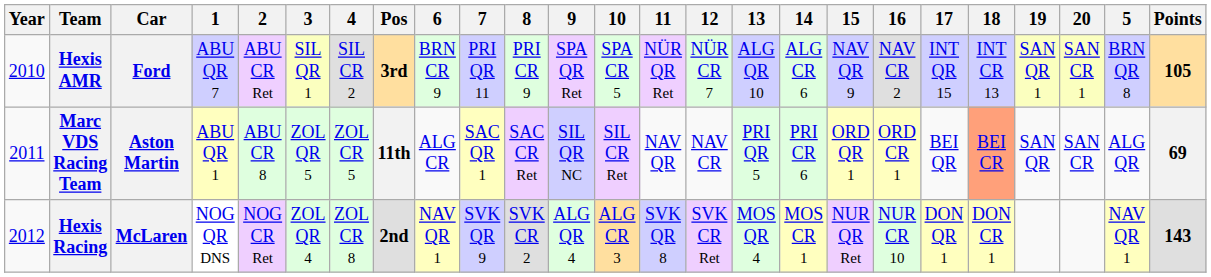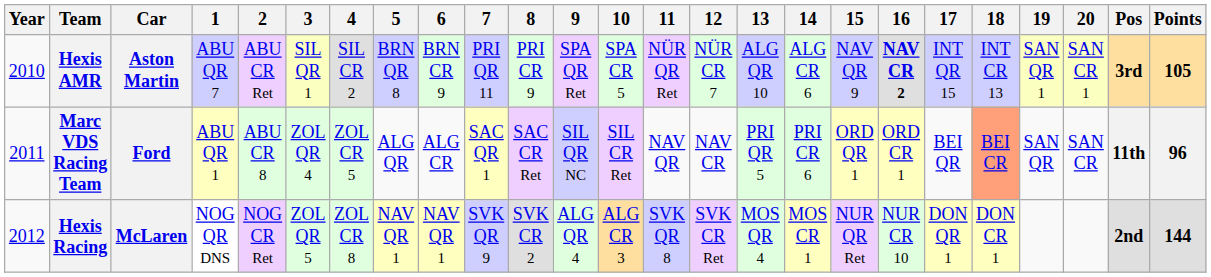columns swapped: (1127, 19) <-> (394, 19)
(151, 70) Ford -> (151, 70) Aston Martin
(897, 70) normal -> (901, 70) bold
(151, 153) Aston Martin -> (151, 153) Ford
(308, 153) ZOL QR 5 -> (308, 153) ZOL QR 4
(1178, 153) 69 -> (1178, 153) 96
(308, 236) ZOL QR 4 -> (308, 236) ZOL QR 5
(1178, 236) 143 -> (1178, 236) 144
